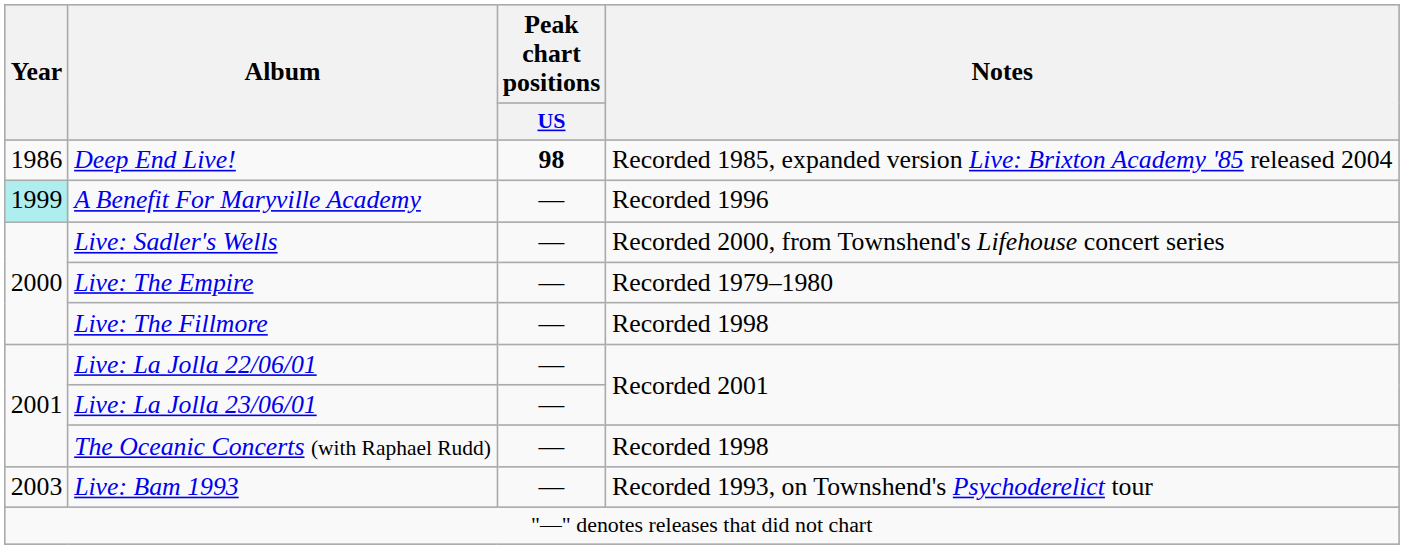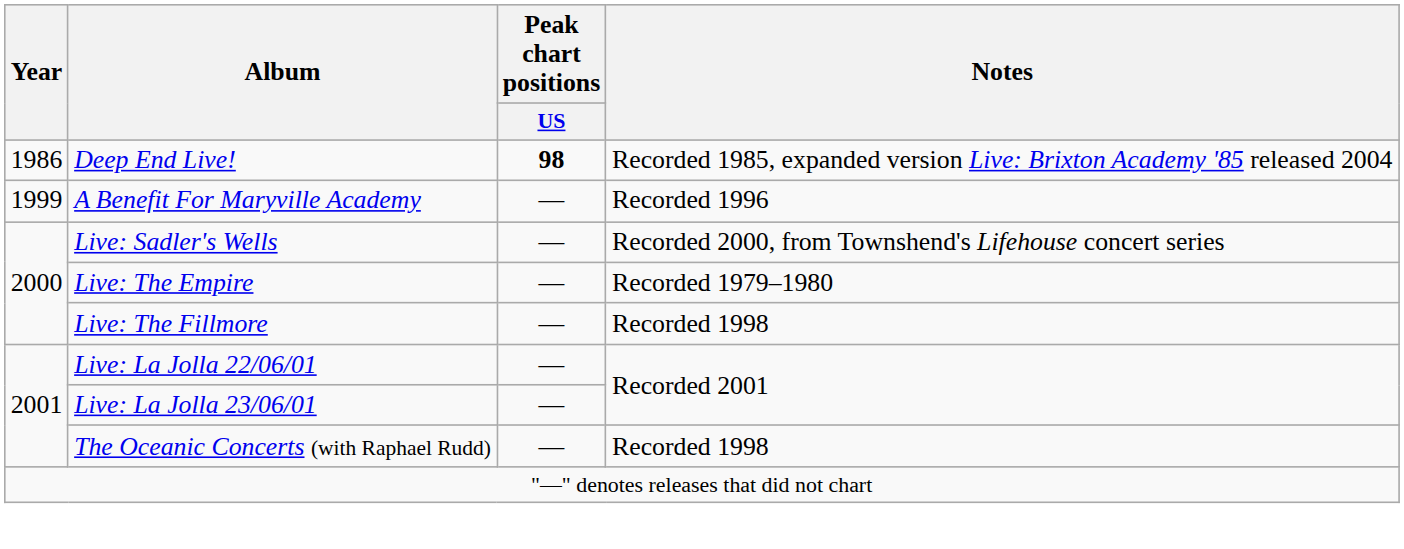(37, 200) paleturquoise background -> (37, 200) no background
- row: (156, 486)
